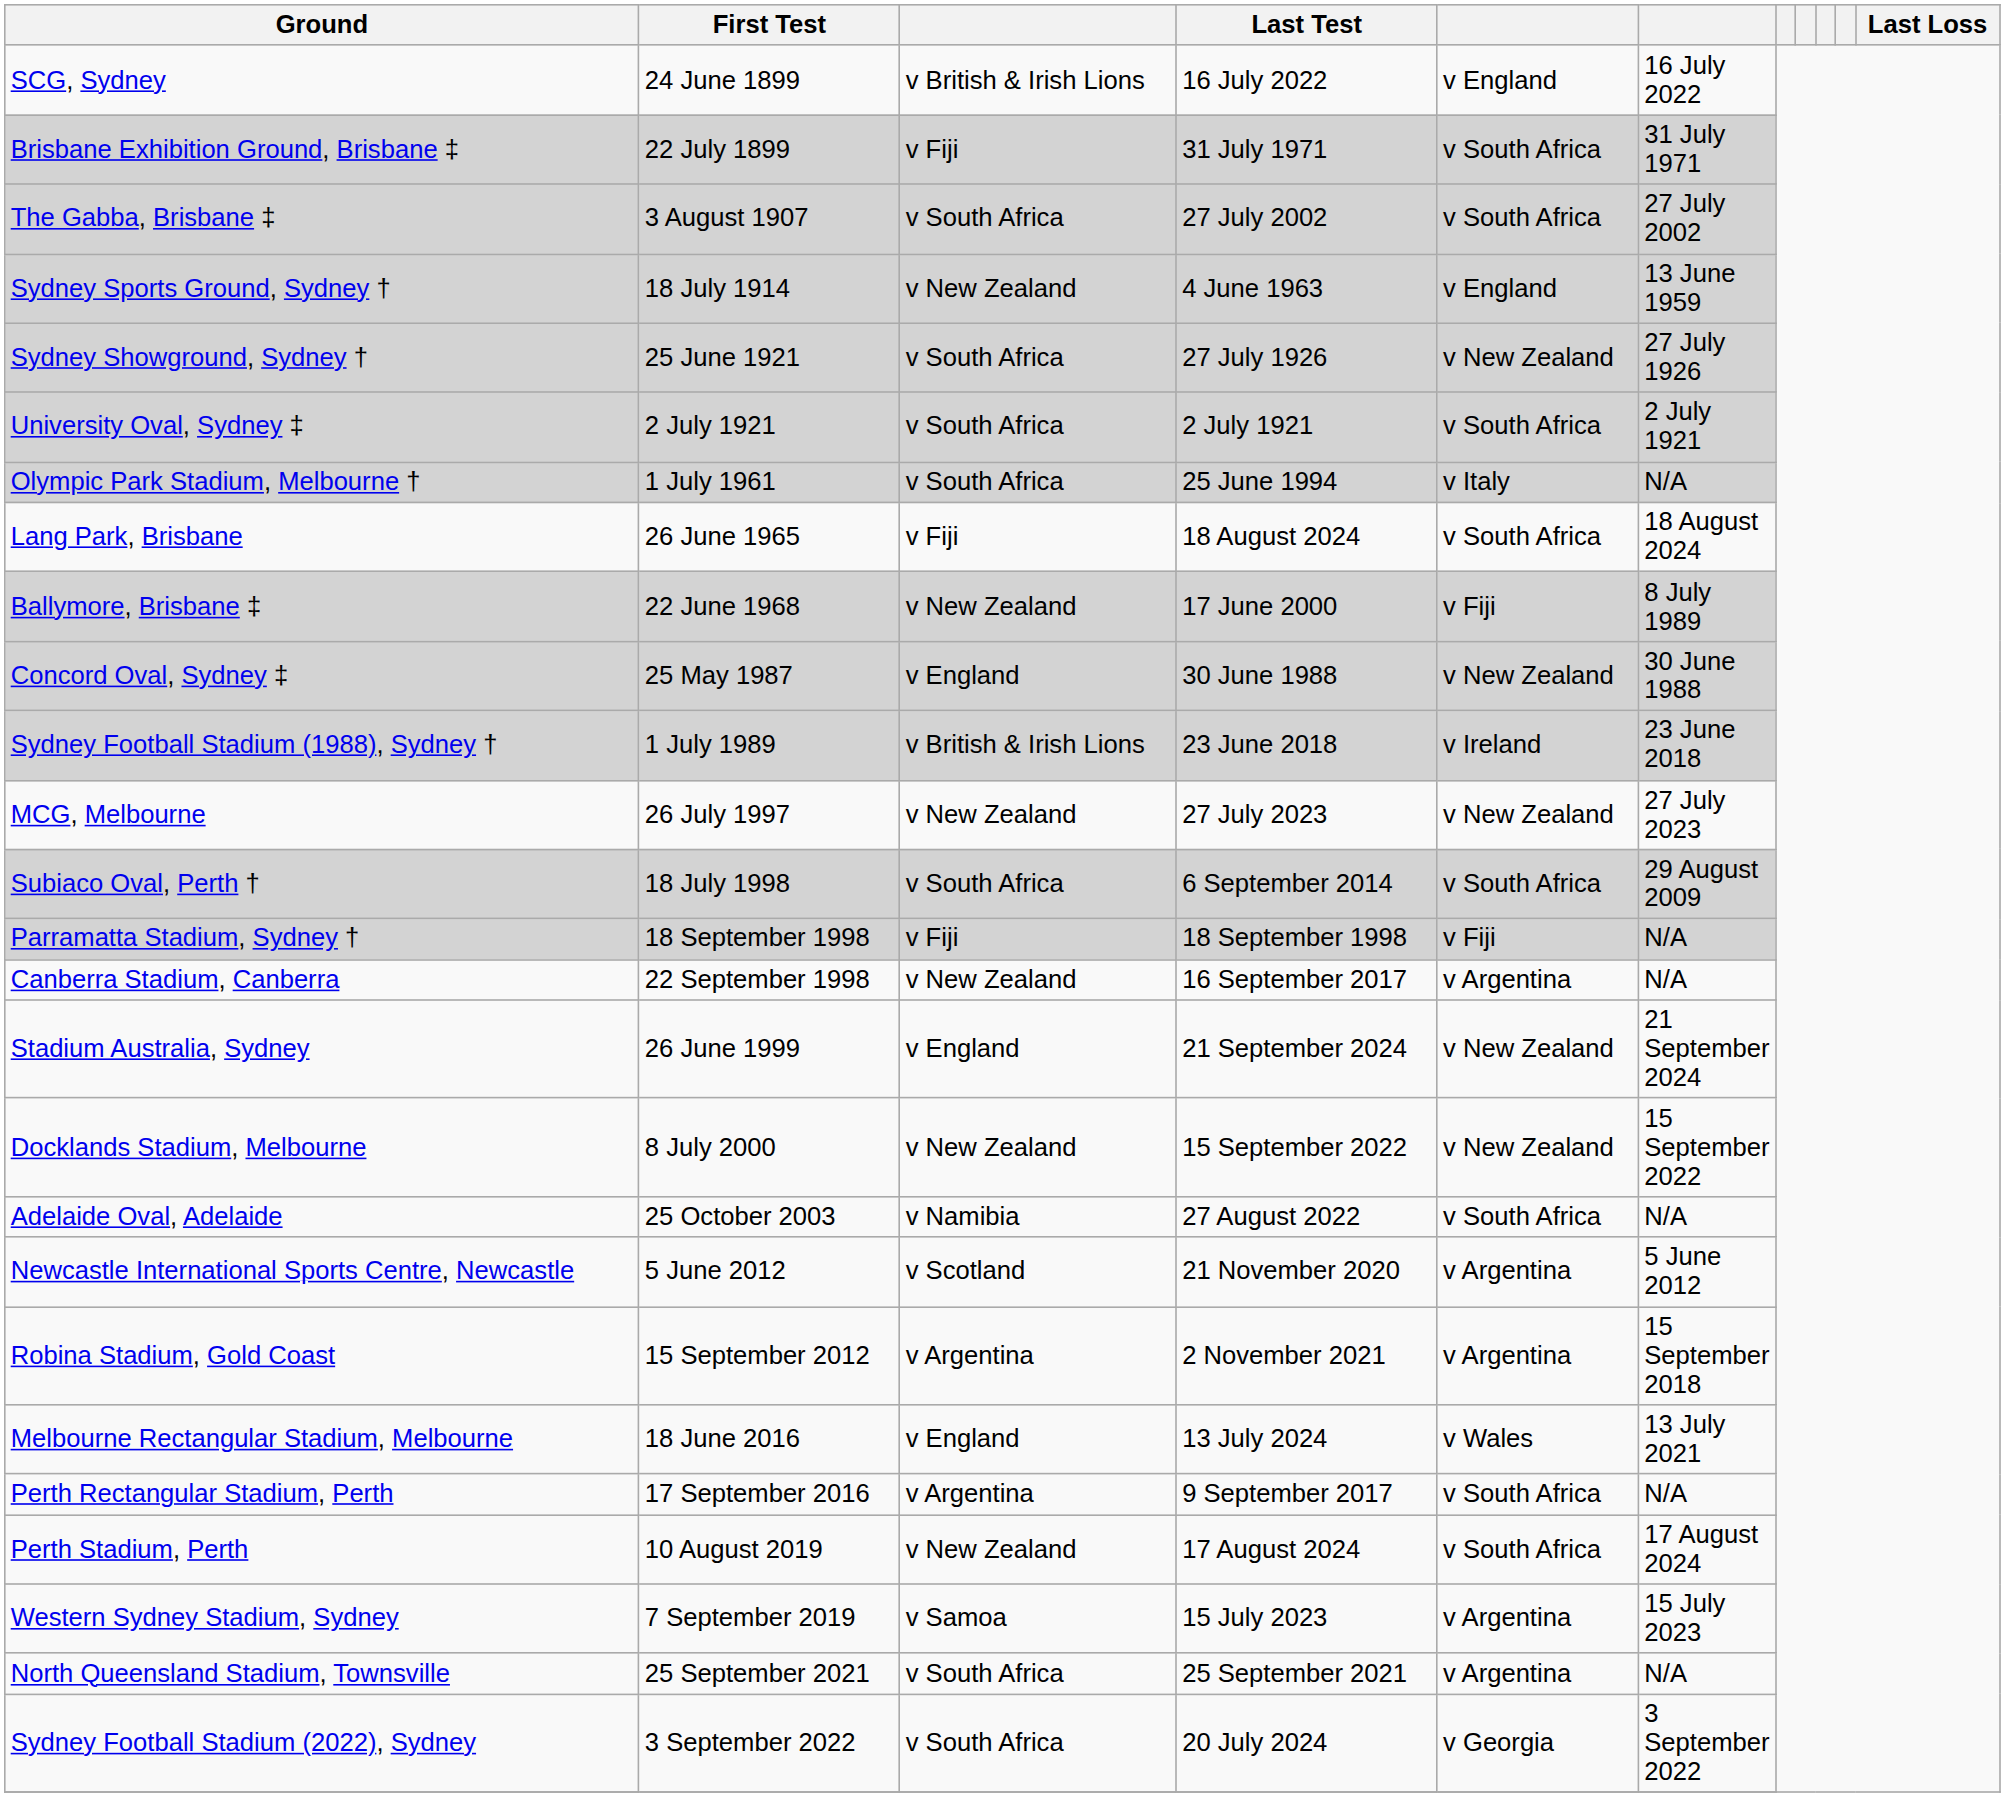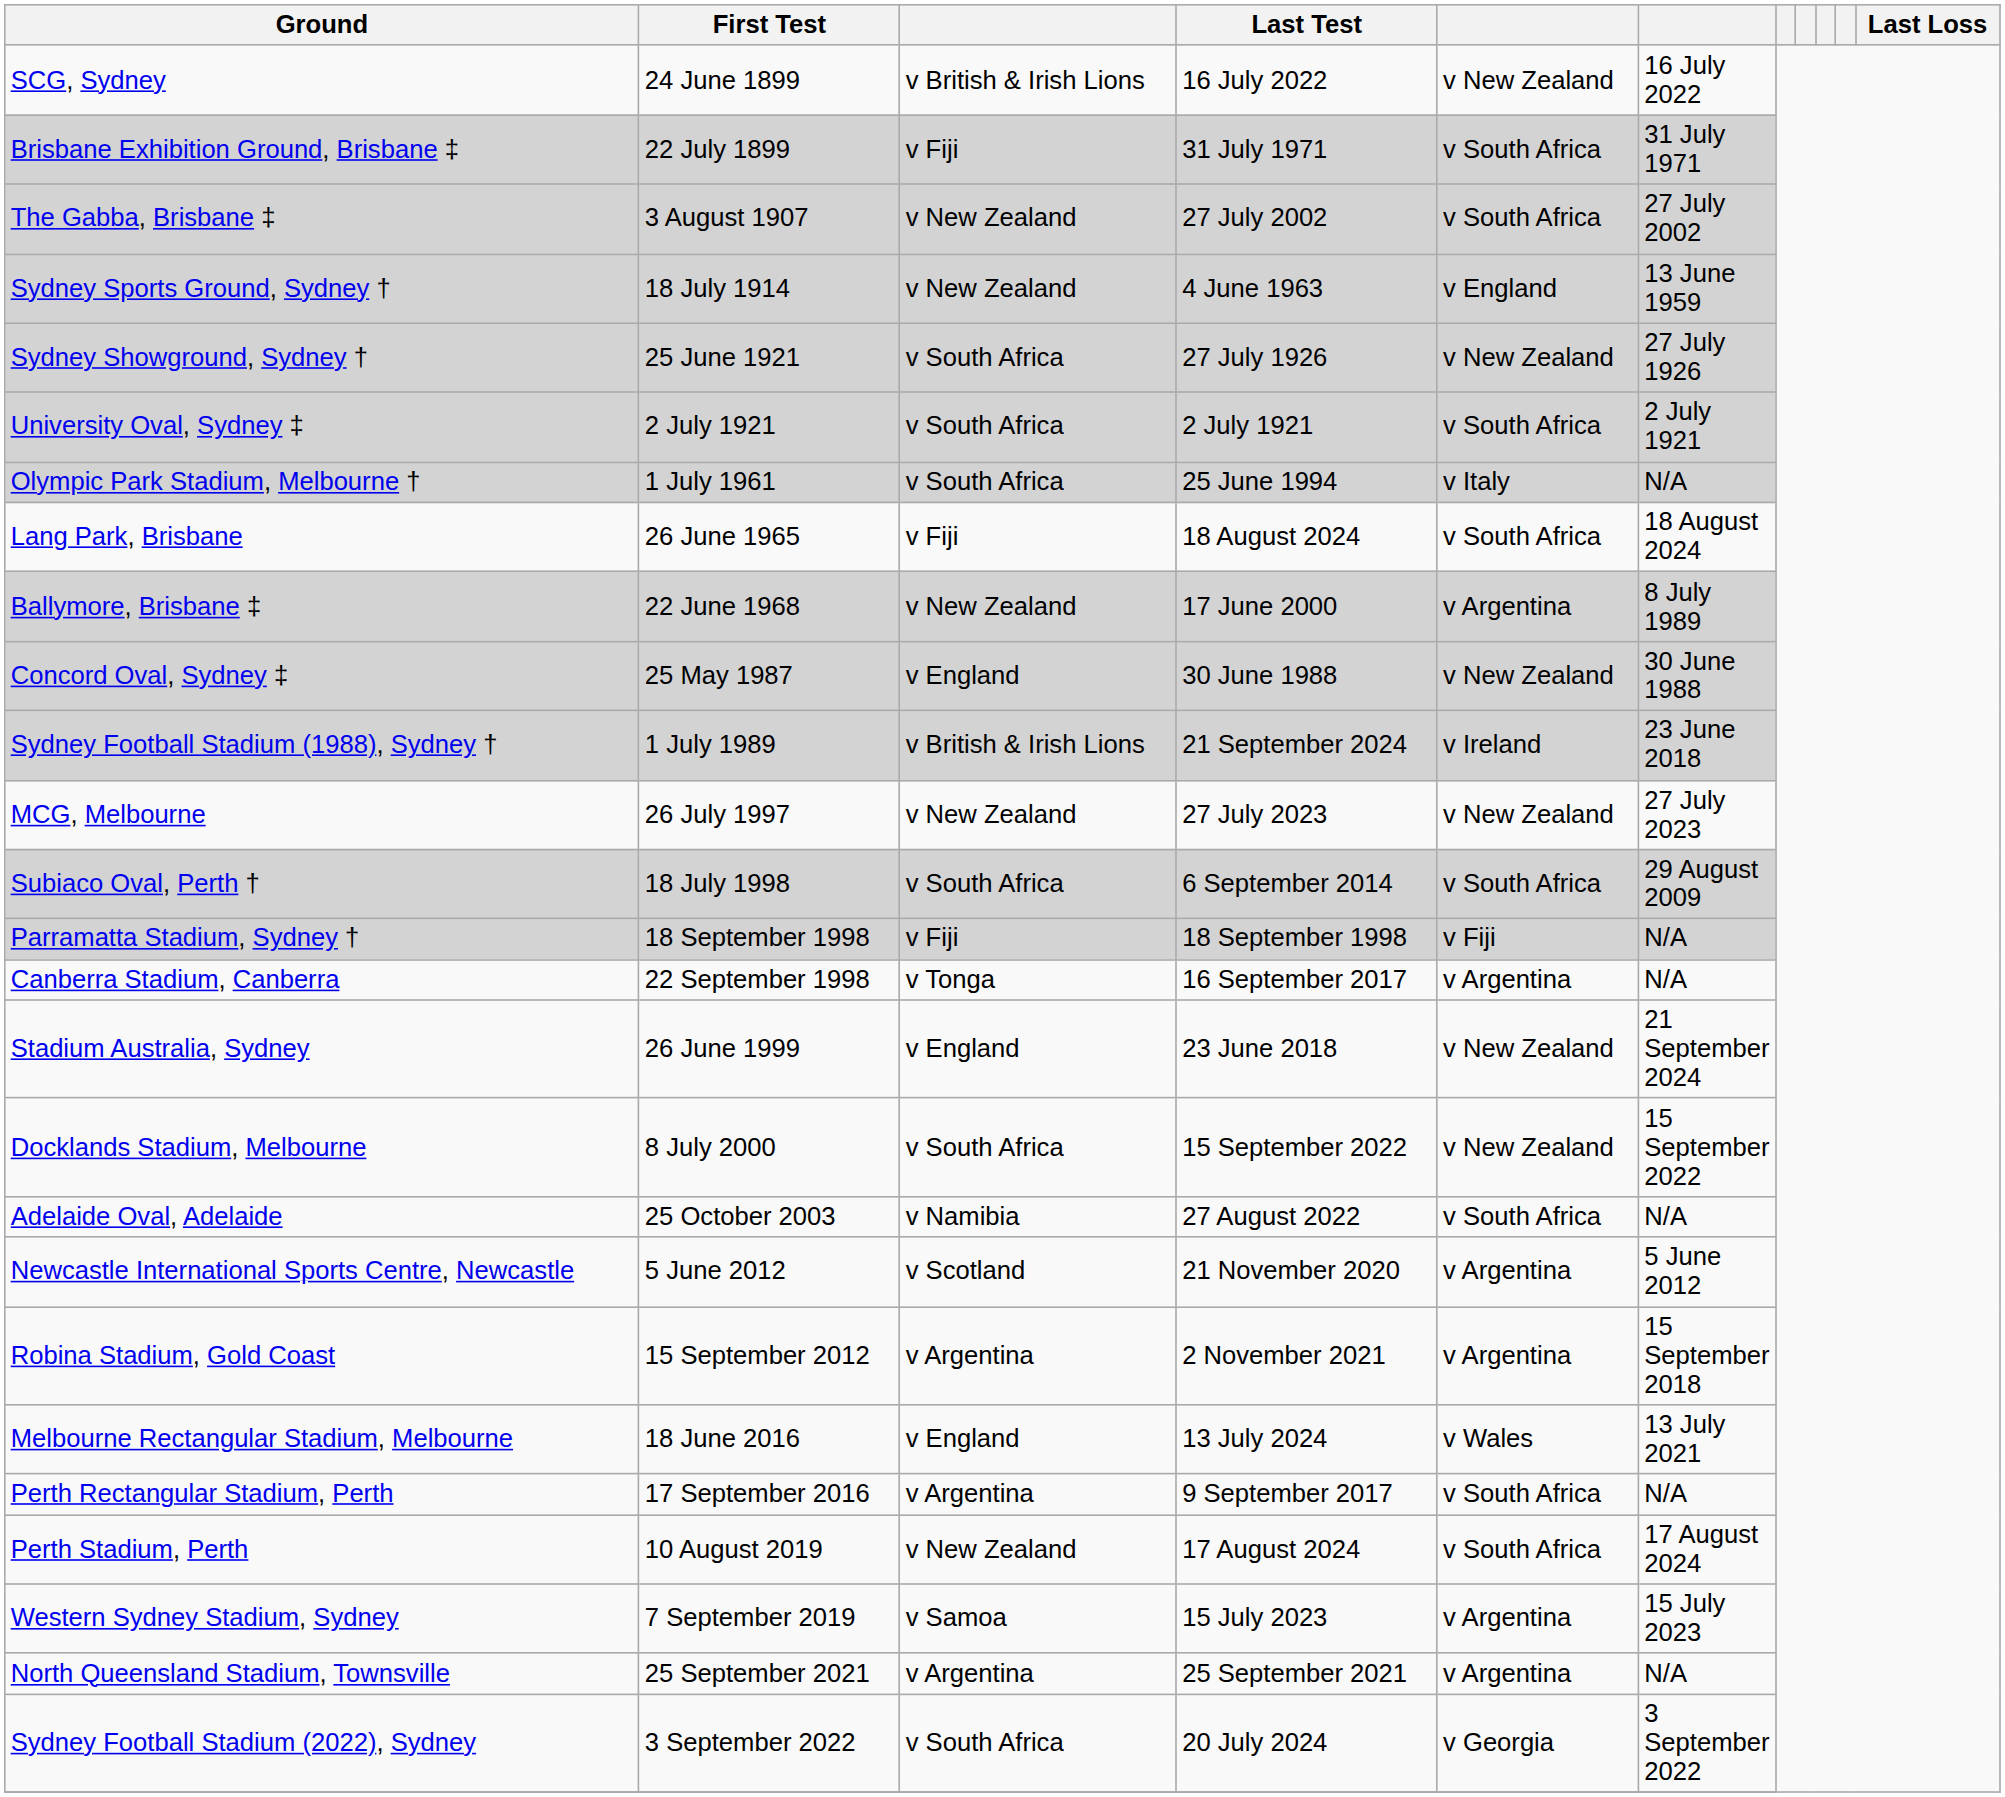(1500, 79) v England -> (1528, 79) v New Zealand
(985, 218) v South Africa -> (991, 218) v New Zealand
(1469, 606) v Fiji -> (1507, 606) v Argentina
(1260, 745) 23 June 2018 -> (1295, 745) 21 September 2024
(991, 979) v New Zealand -> (950, 979) v Tonga
(1295, 1048) 21 September 2024 -> (1260, 1048) 23 June 2018
(991, 1146) v New Zealand -> (985, 1146) v South Africa
(985, 1673) v South Africa -> (970, 1673) v Argentina
